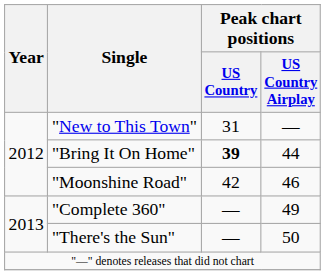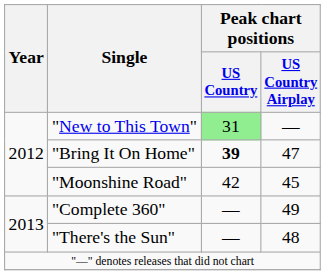(231, 125) no background -> (231, 125) lightgreen background
(291, 153) 44 -> (291, 153) 47
(291, 181) 46 -> (291, 181) 45
(291, 237) 50 -> (291, 237) 48
